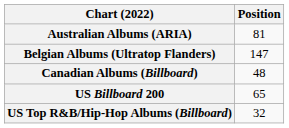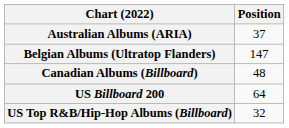(259, 34) 81 -> (259, 34) 37
(259, 93) 65 -> (259, 93) 64
